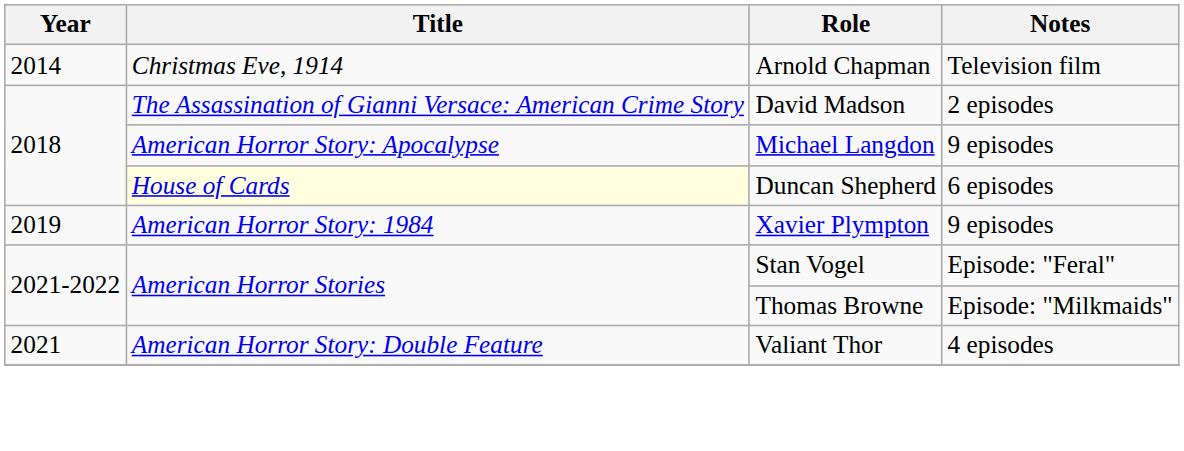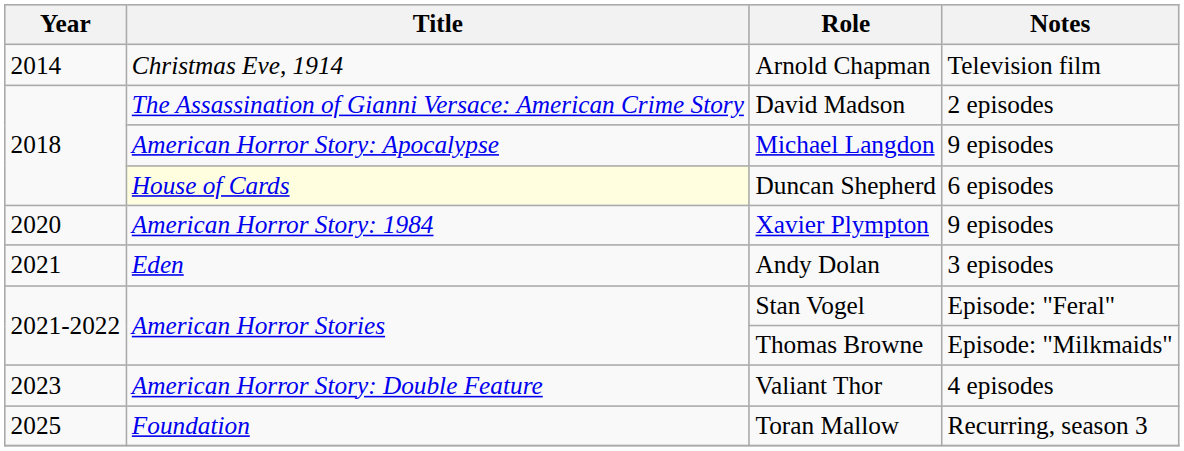(36, 225) 2019 -> (36, 225) 2020
+ row: (818, 265)
(36, 345) 2021 -> (36, 385) 2023
+ row: (827, 425)
